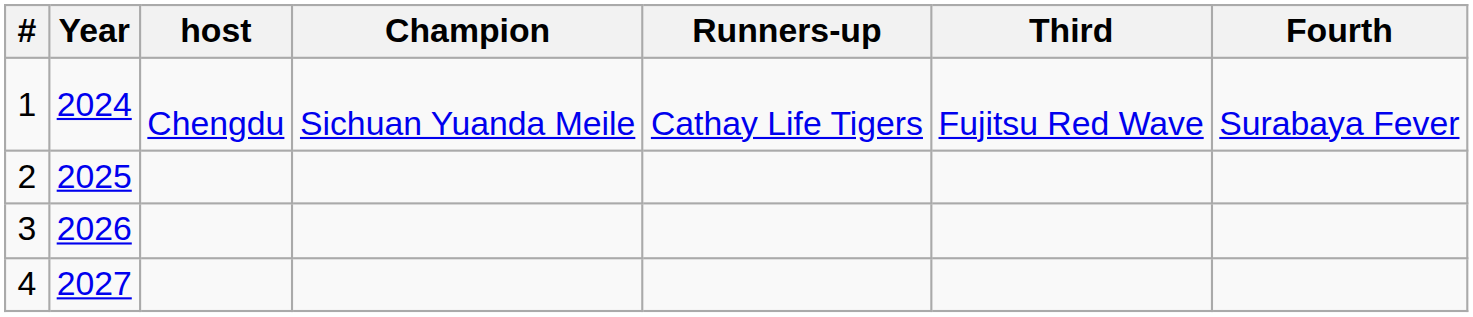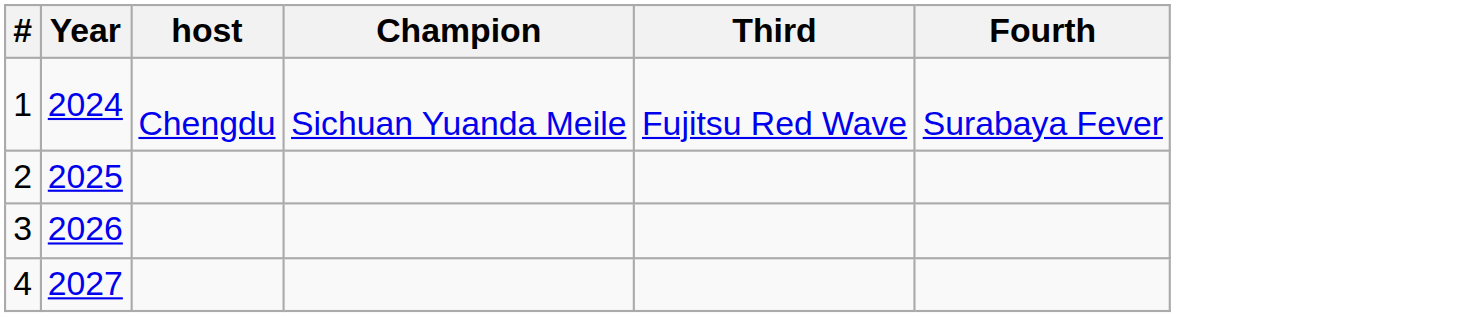- column: (787, 31)
